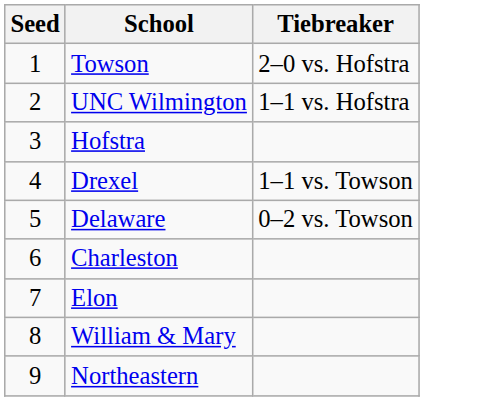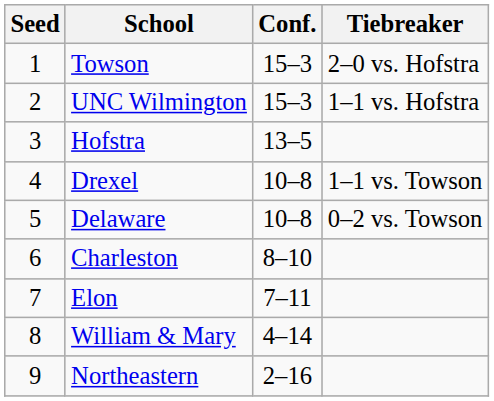+ column: (287, 24)
